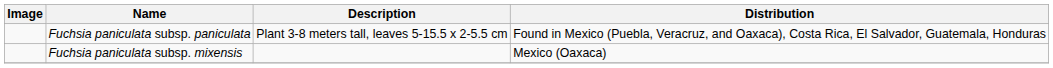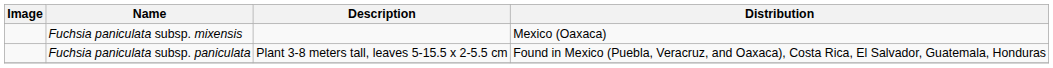rows swapped: (145, 53) <-> (150, 33)
